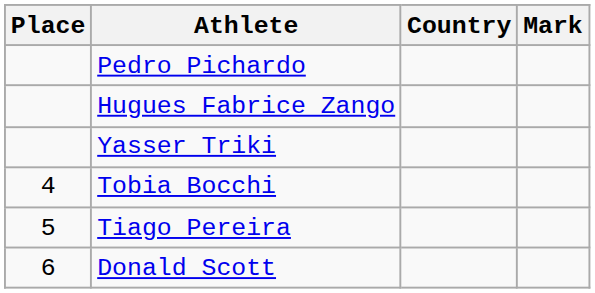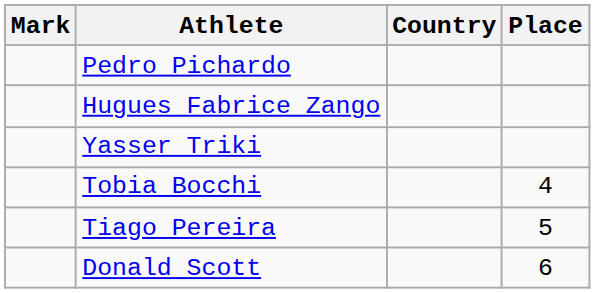columns swapped: (48, 25) <-> (553, 25)
